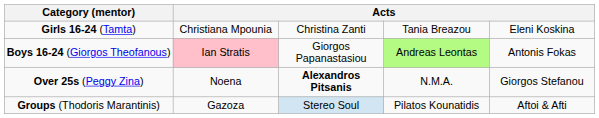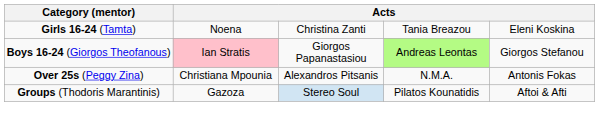(226, 30) Christiana Mpounia -> (226, 30) Noena
(542, 53) Antonis Fokas -> (542, 53) Giorgos Stefanou
(226, 82) Noena -> (226, 76) Christiana Mpounia
(331, 82) bold -> (331, 76) normal
(542, 82) Giorgos Stefanou -> (542, 76) Antonis Fokas
